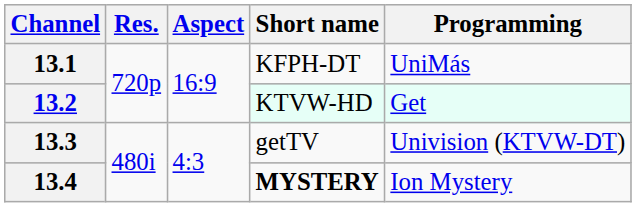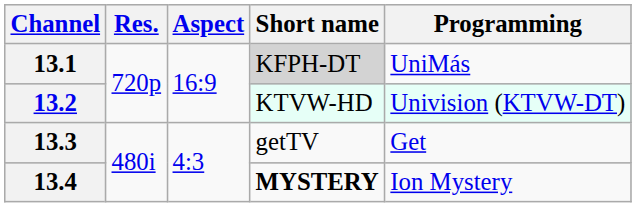(308, 63) no background -> (308, 63) lightgrey background
(408, 102) Get -> (508, 102) Univision (KTVW-DT)
(508, 142) Univision (KTVW-DT) -> (408, 142) Get
